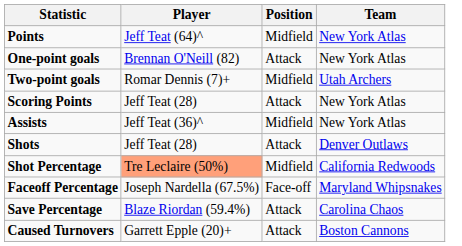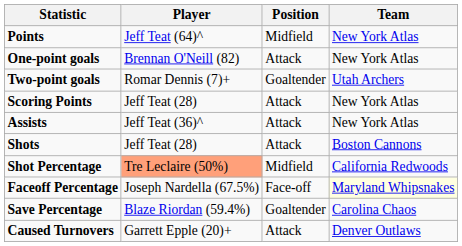(289, 79) Midfield -> (296, 79) Goaltender
(289, 123) Midfield -> (283, 123) Attack
(364, 144) Denver Outlaws -> (377, 144) Boston Cannons
(380, 187) no background -> (393, 187) lightyellow background
(283, 209) Attack -> (296, 209) Goaltender
(364, 230) Boston Cannons -> (376, 230) Denver Outlaws
